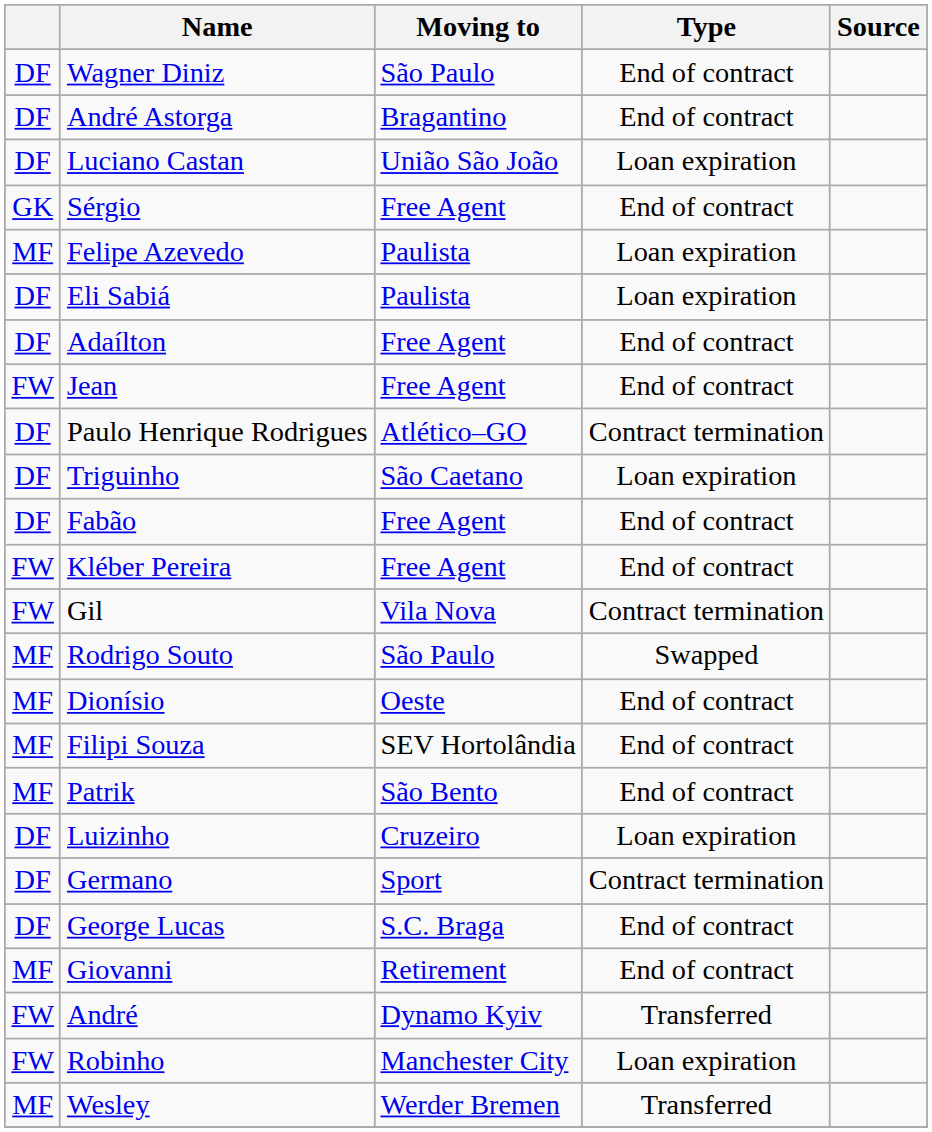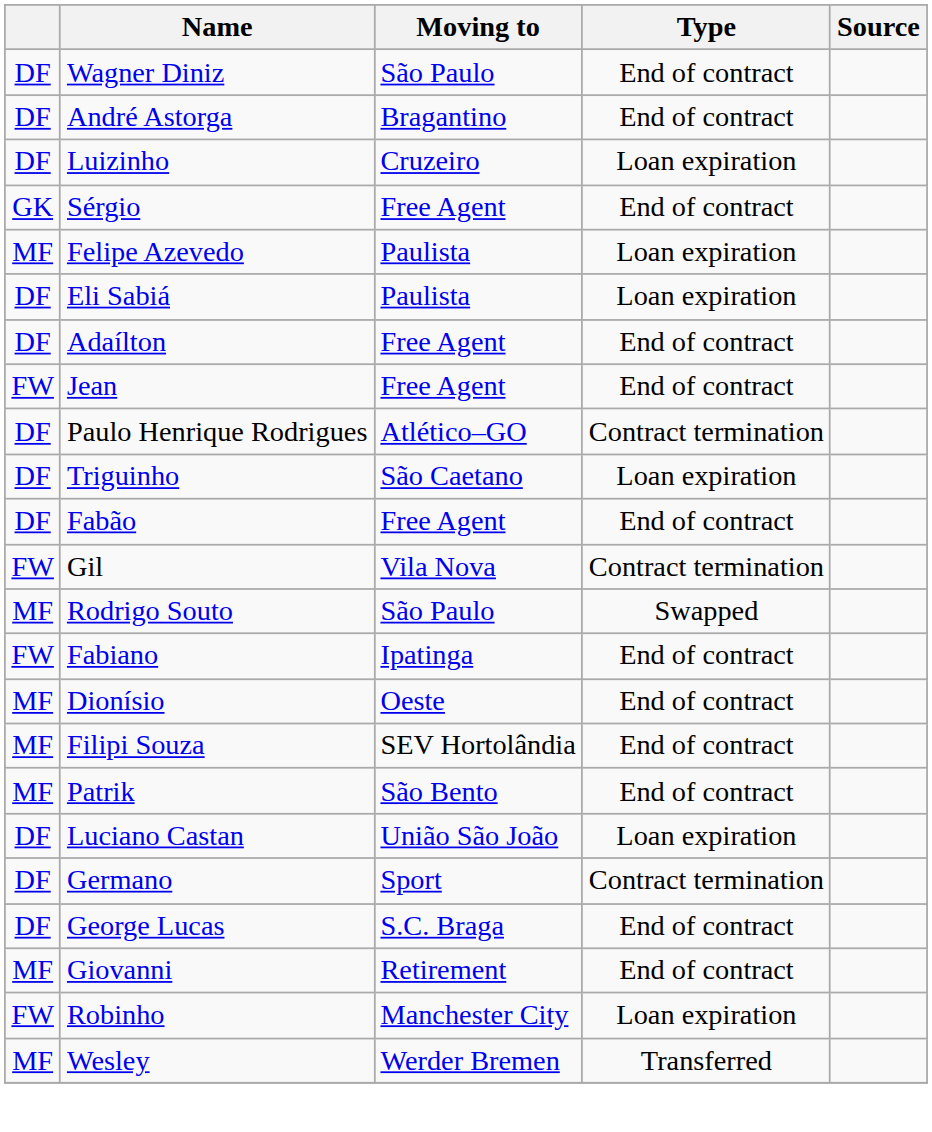rows swapped: (118, 835) <-> (155, 161)
- row: (149, 565)
+ row: (113, 655)
- row: (102, 1015)
